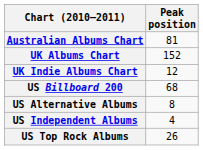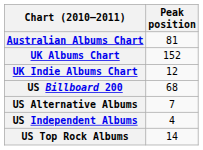(172, 104) 8 -> (172, 104) 7
(172, 137) 26 -> (172, 137) 14
